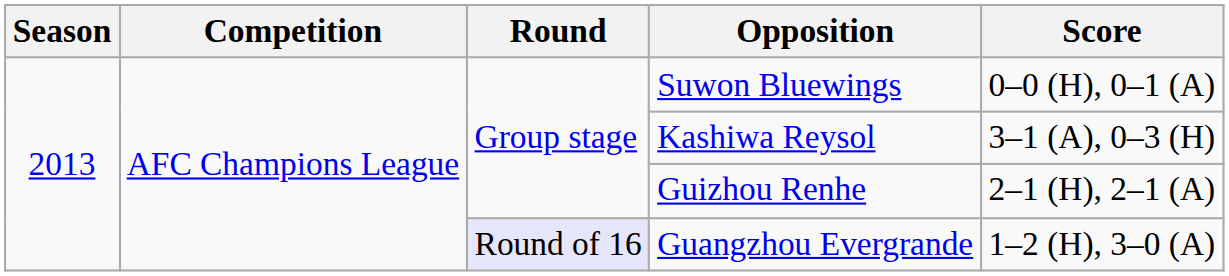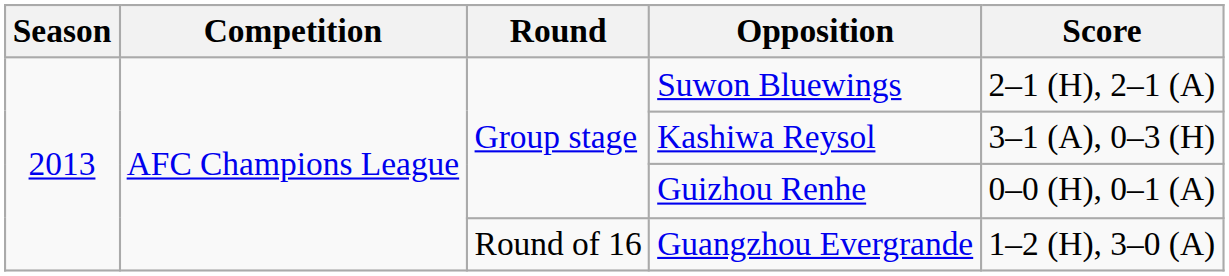(1102, 84) 0–0 (H), 0–1 (A) -> (1102, 84) 2–1 (H), 2–1 (A)
(1102, 190) 2–1 (H), 2–1 (A) -> (1102, 190) 0–0 (H), 0–1 (A)
(558, 243) lavender background -> (558, 243) no background
